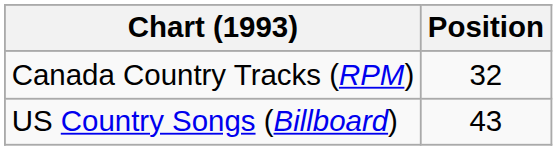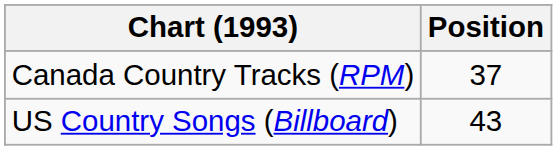(486, 74) 32 -> (486, 74) 37
